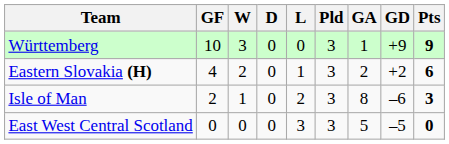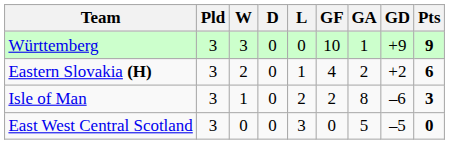columns swapped: (331, 17) <-> (212, 17)
